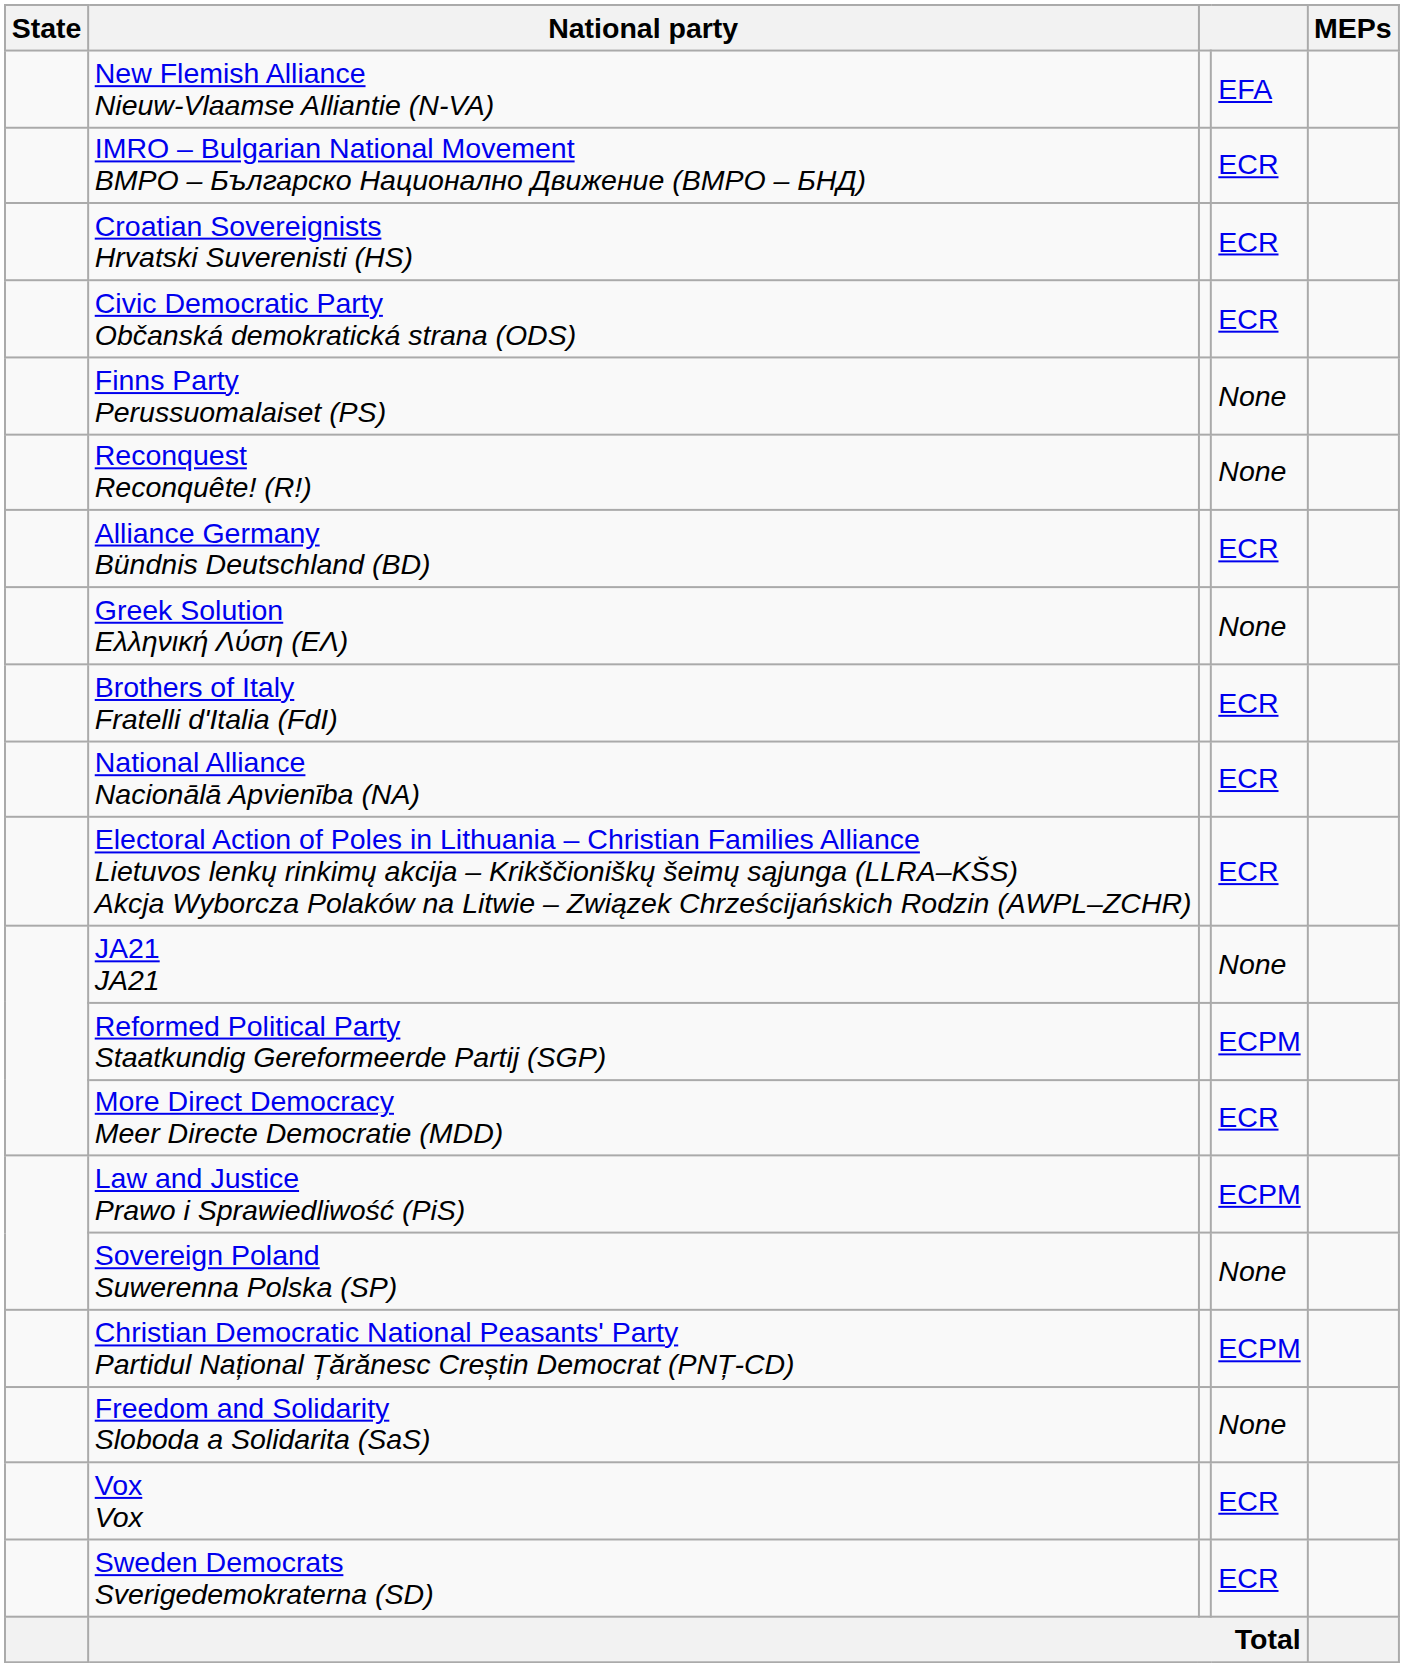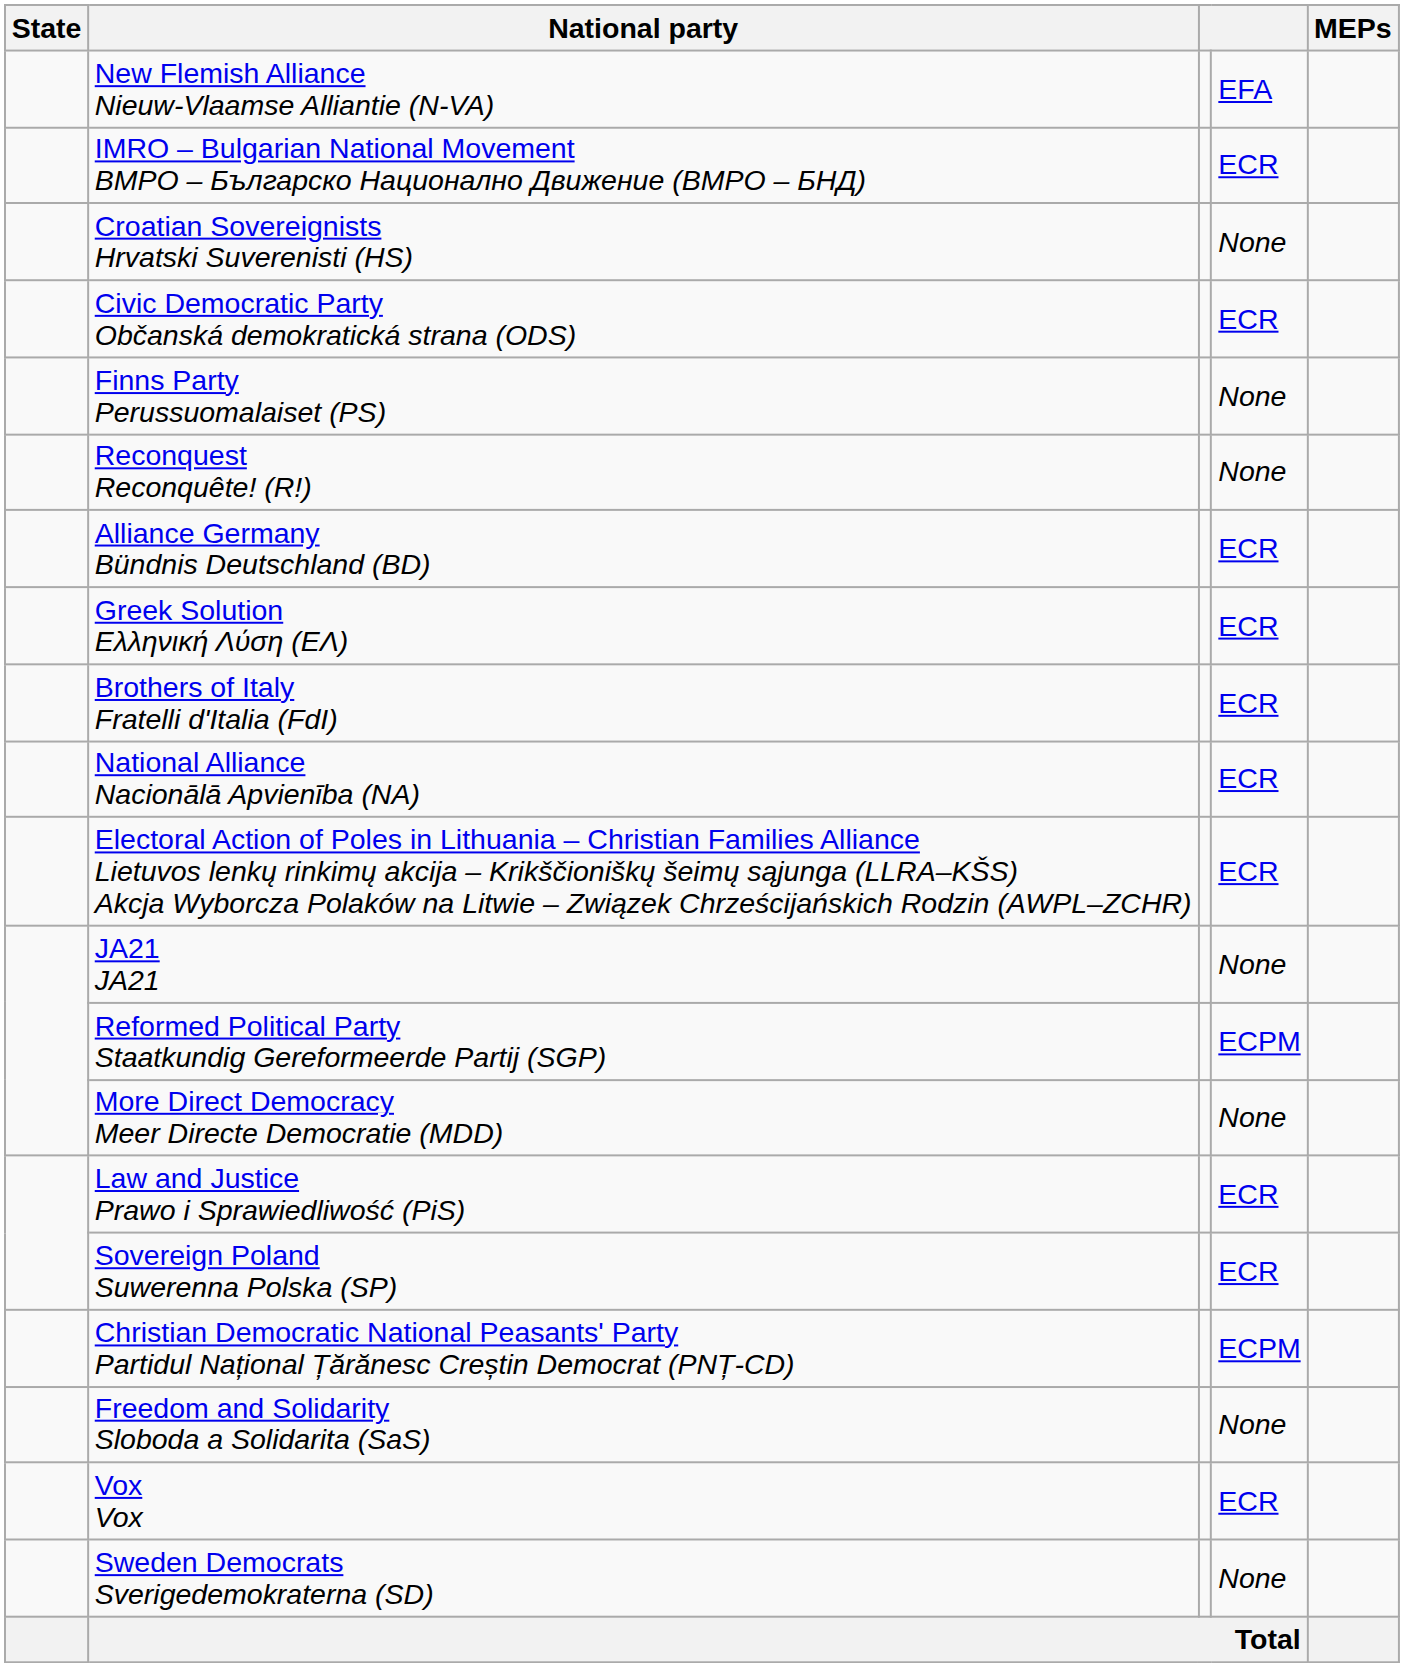(1248, 242) ECR -> (1252, 242) None
(1252, 626) None -> (1248, 626) ECR
(1248, 1118) ECR -> (1252, 1118) None
(1259, 1195) ECPM -> (1248, 1195) ECR
(1252, 1271) None -> (1248, 1271) ECR
(1248, 1578) ECR -> (1252, 1578) None
